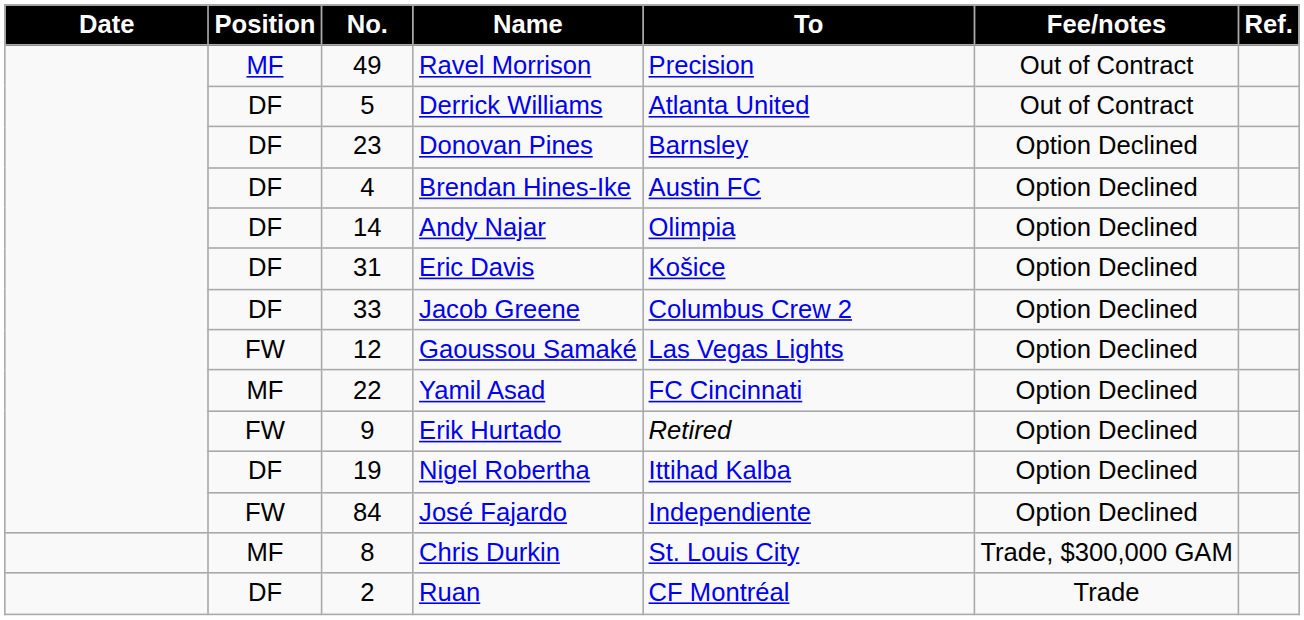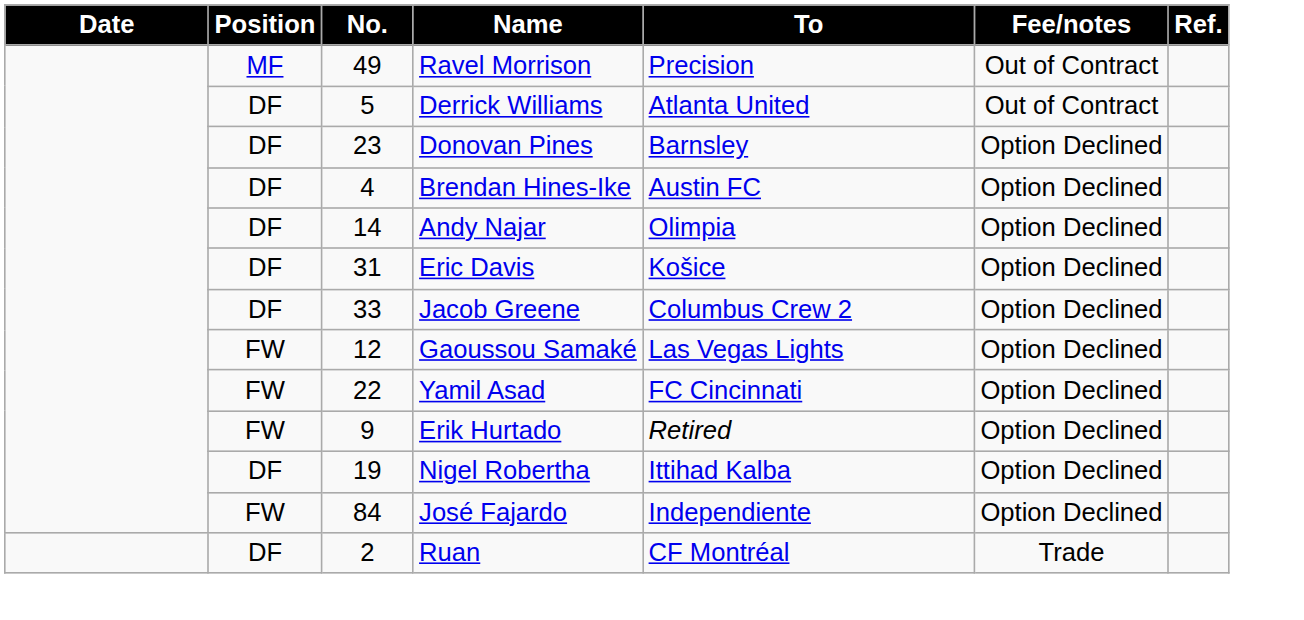(265, 390) MF -> (265, 390) FW
- row: (489, 552)
